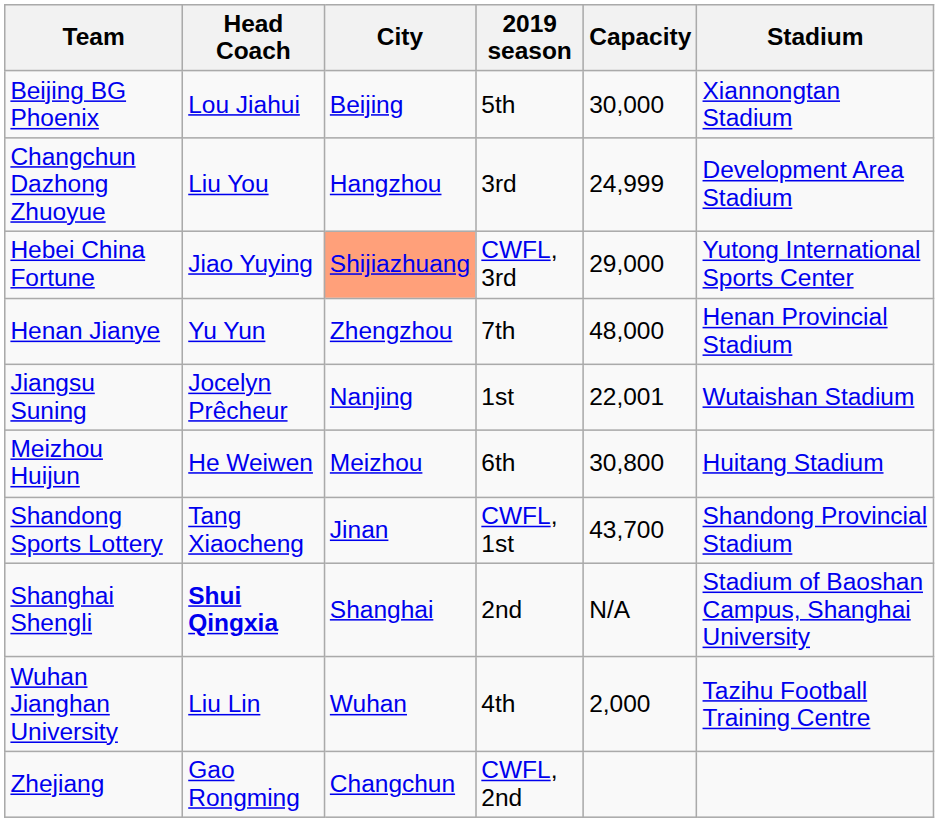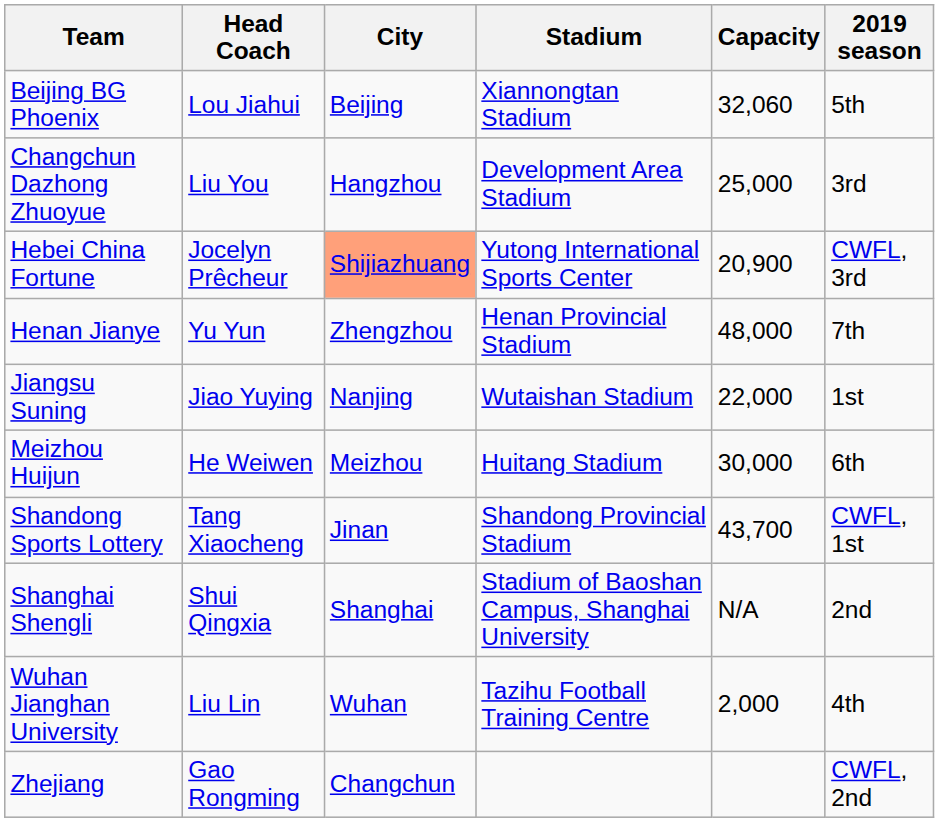columns swapped: (815, 37) <-> (530, 37)
(627, 104) 30,000 -> (755, 104) 32,060
(627, 184) 24,999 -> (755, 184) 25,000
(251, 264) Jiao Yuying -> (238, 264) Jocelyn Prêcheur
(627, 264) 29,000 -> (755, 264) 20,900
(238, 397) Jocelyn Prêcheur -> (251, 397) Jiao Yuying
(627, 397) 22,001 -> (755, 397) 22,000
(627, 463) 30,800 -> (755, 463) 30,000
(233, 609) bold -> (230, 609) normal
